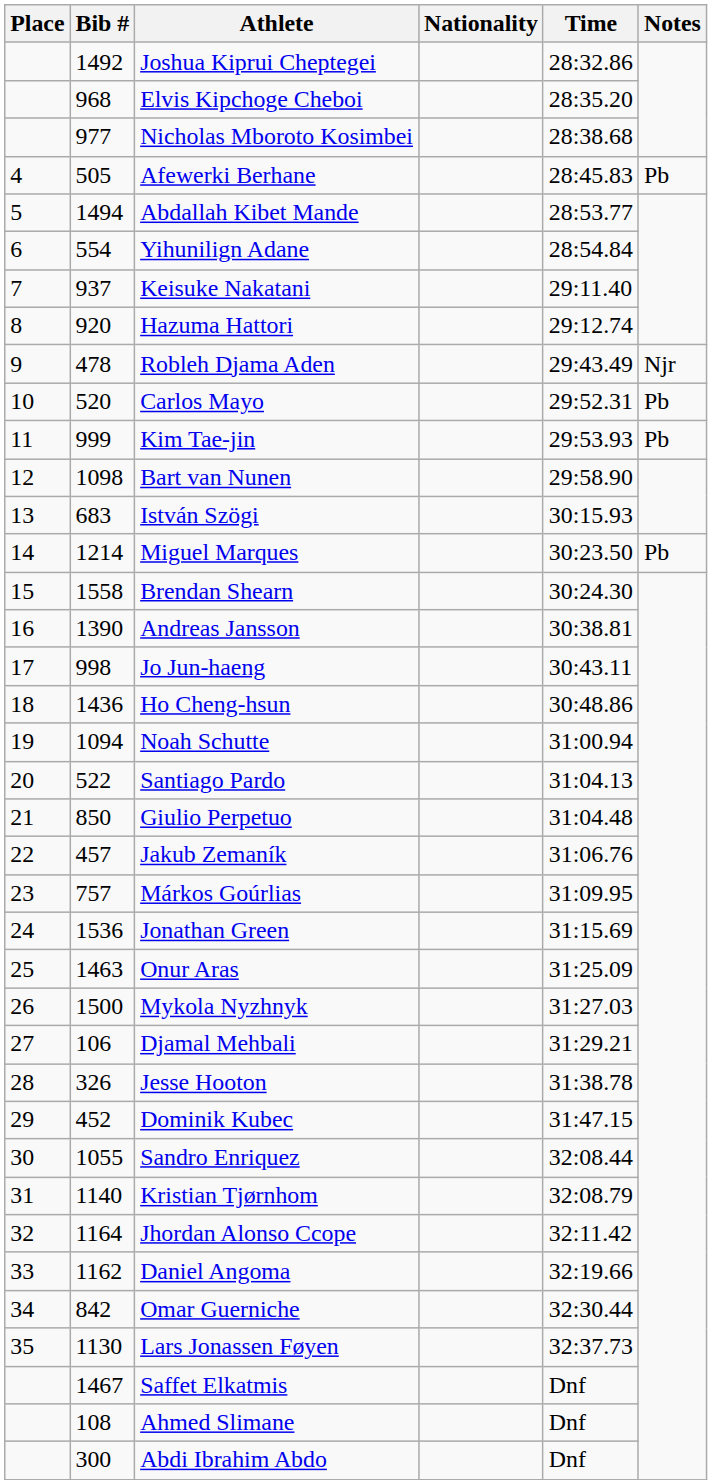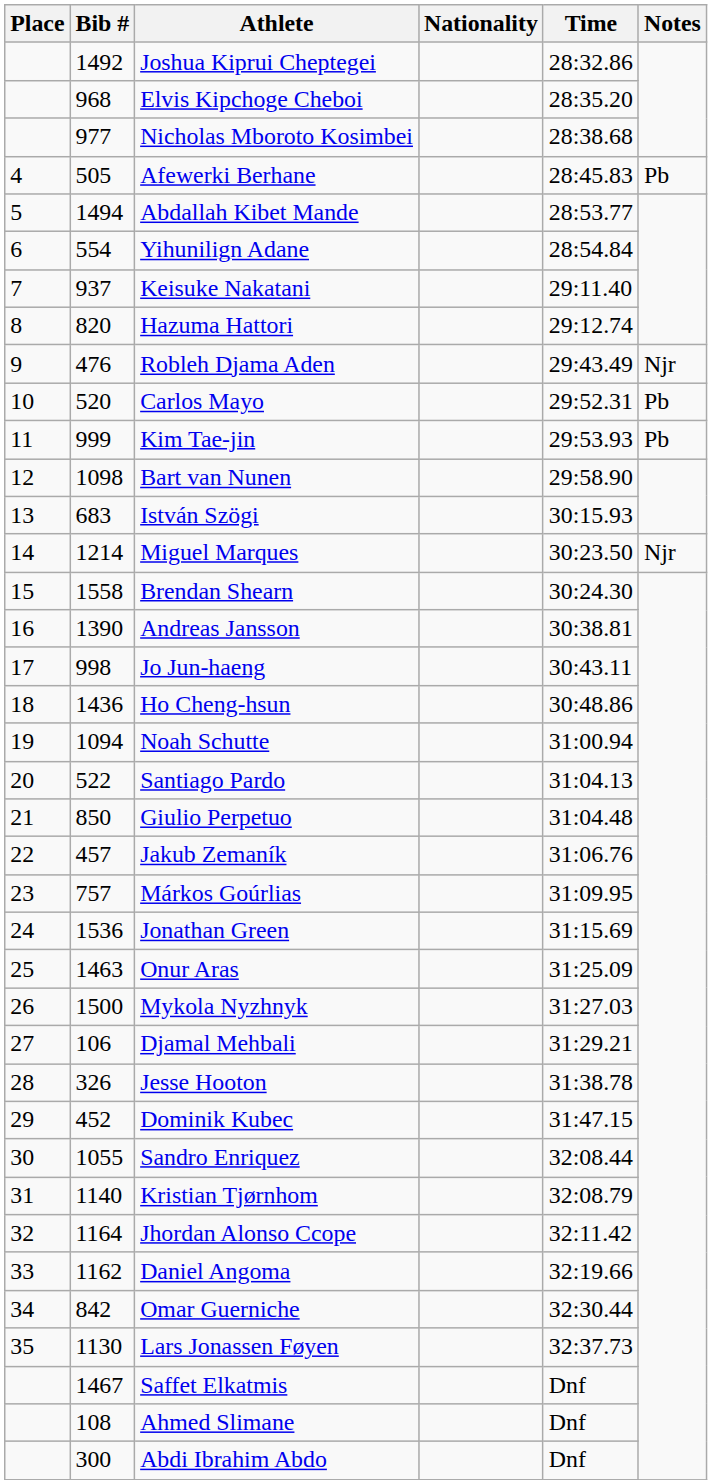(93, 325) 920 -> (93, 325) 820
(93, 363) 478 -> (93, 363) 476
(657, 552) Pb -> (660, 552) Njr
